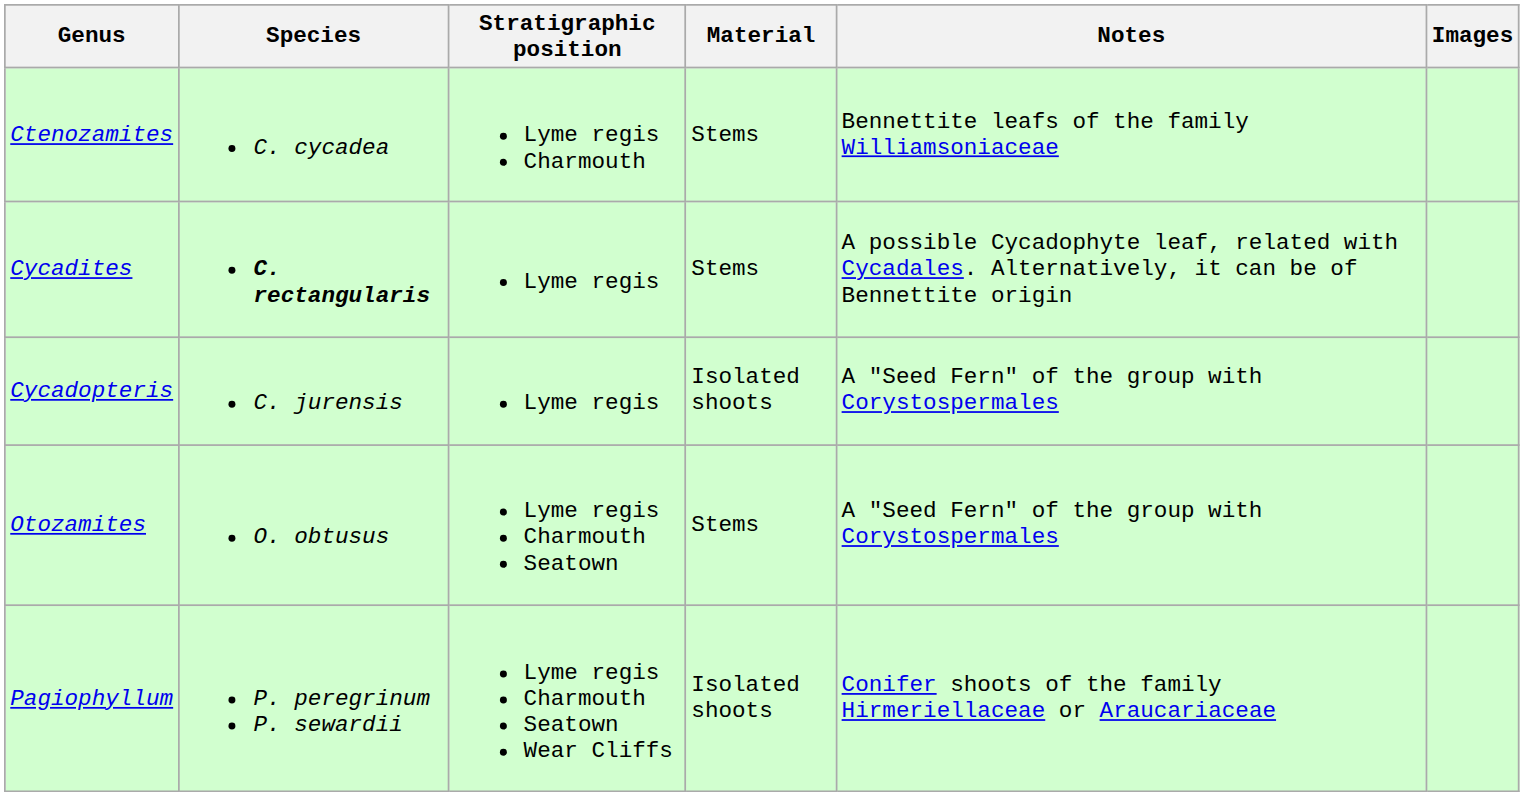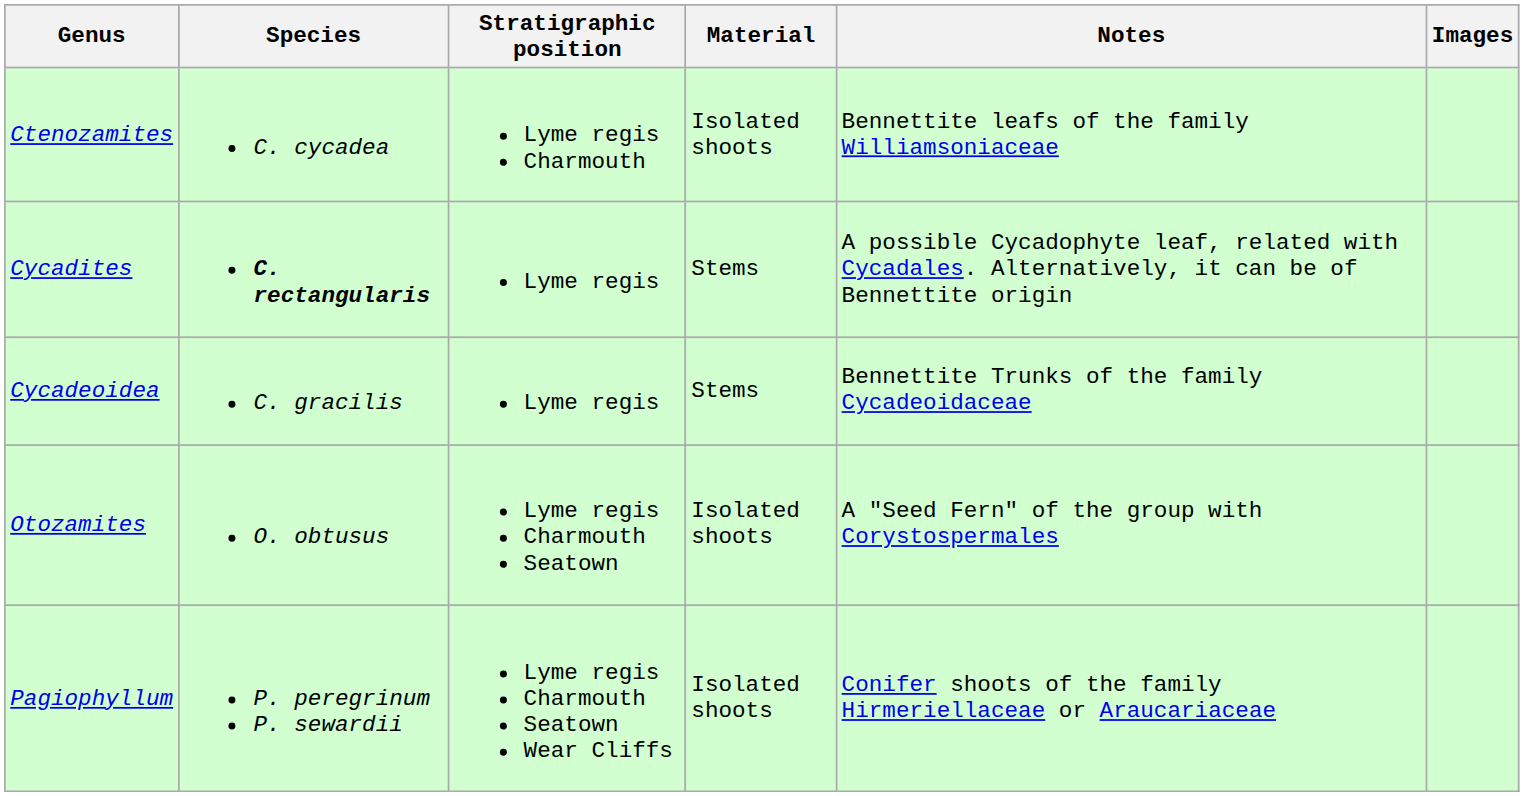(725, 135) Stems -> (746, 135) Isolated shoots
+ row: (85, 391)
- row: (92, 391)
(725, 525) Stems -> (746, 525) Isolated shoots
